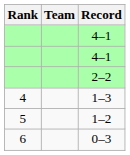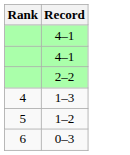- column: (60, 14)
